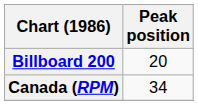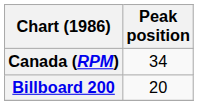rows swapped: (64, 87) <-> (64, 61)
